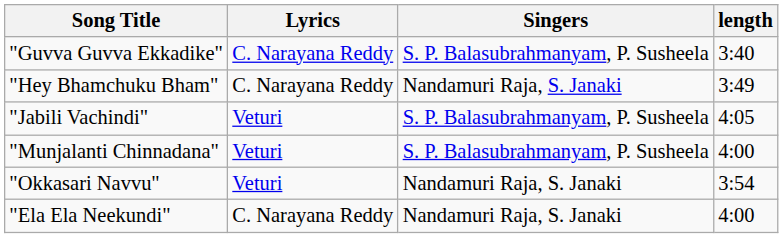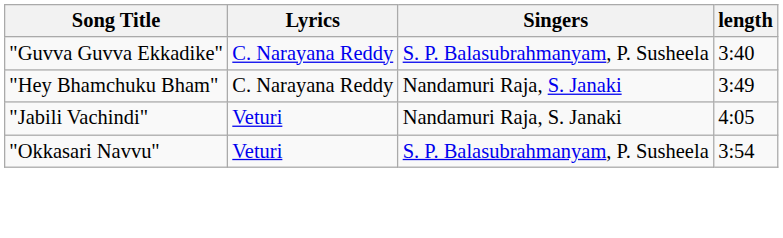(556, 118) S. P. Balasubrahmanyam, P. Susheela -> (512, 118) Nandamuri Raja, S. Janaki
- row: (114, 150)
(512, 183) Nandamuri Raja, S. Janaki -> (556, 150) S. P. Balasubrahmanyam, P. Susheela
- row: (90, 215)
